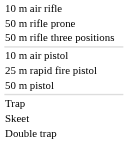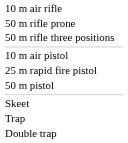rows swapped: (17, 118) <-> (15, 103)
